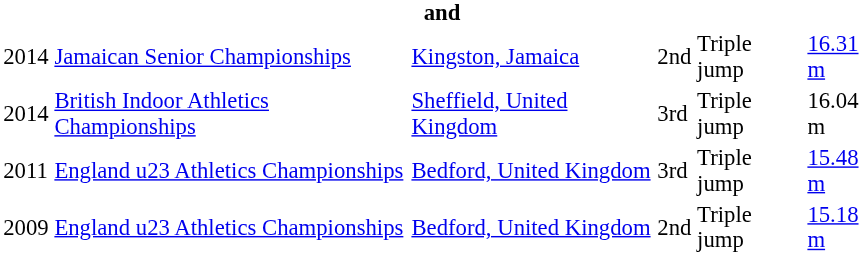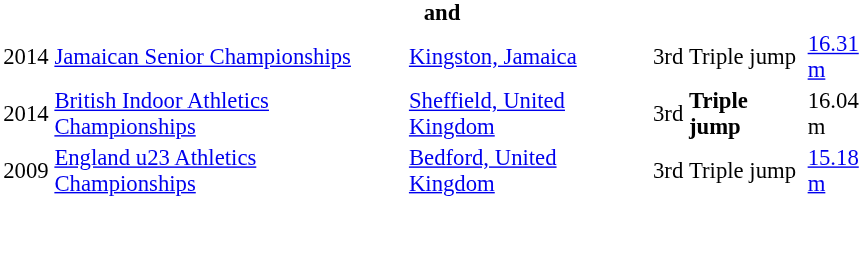(674, 56) 2nd -> (668, 56) 3rd
(724, 113) normal -> (718, 113) bold
- row: (26, 170)
(674, 227) 2nd -> (668, 170) 3rd
